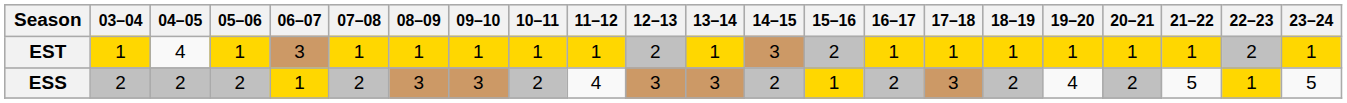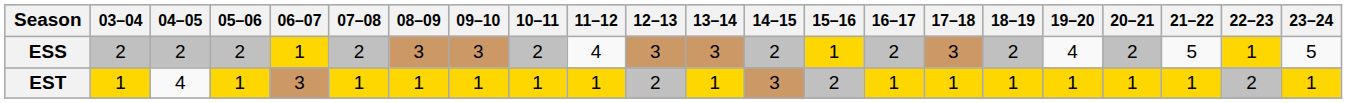rows swapped: (48, 52) <-> (48, 83)
